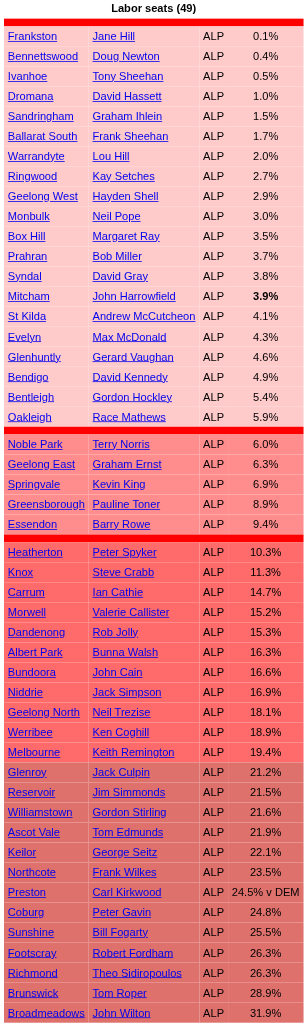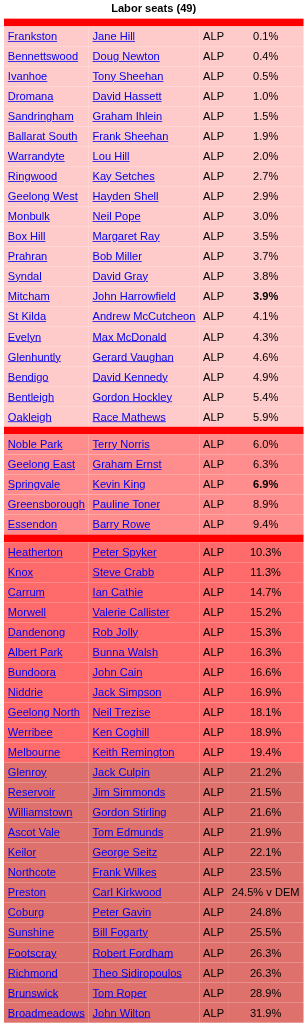(266, 136) 1.7% -> (266, 136) 1.9%
(266, 484) normal -> (266, 484) bold
